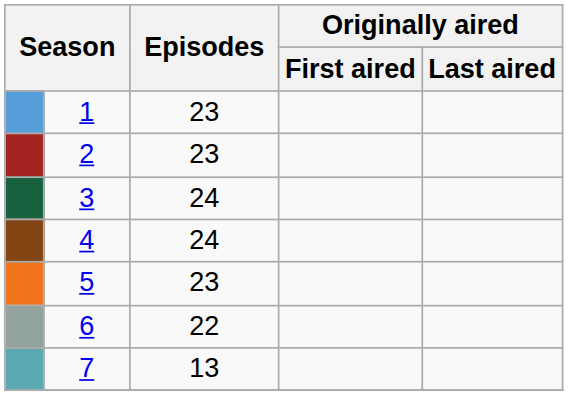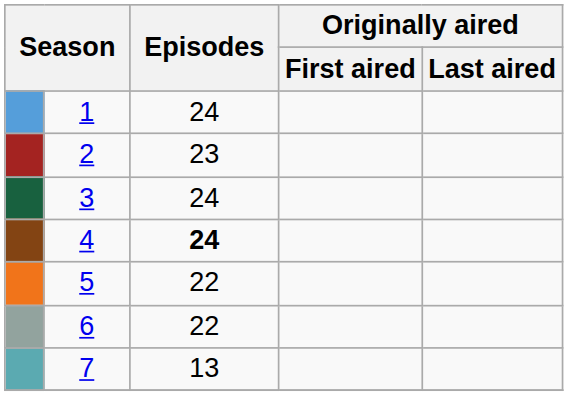(204, 111) 23 -> (204, 111) 24
(204, 240) normal -> (204, 240) bold
(204, 283) 23 -> (204, 283) 22
